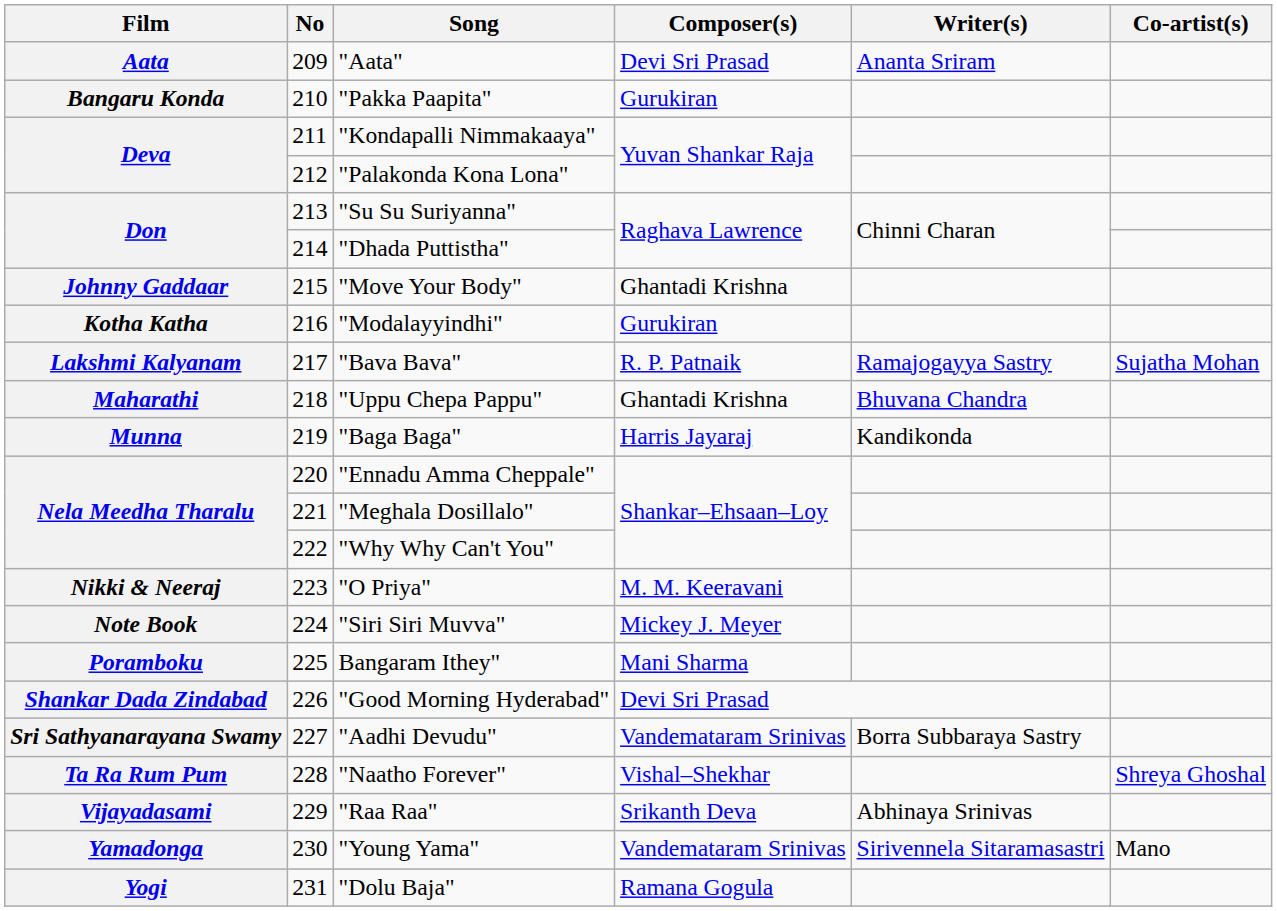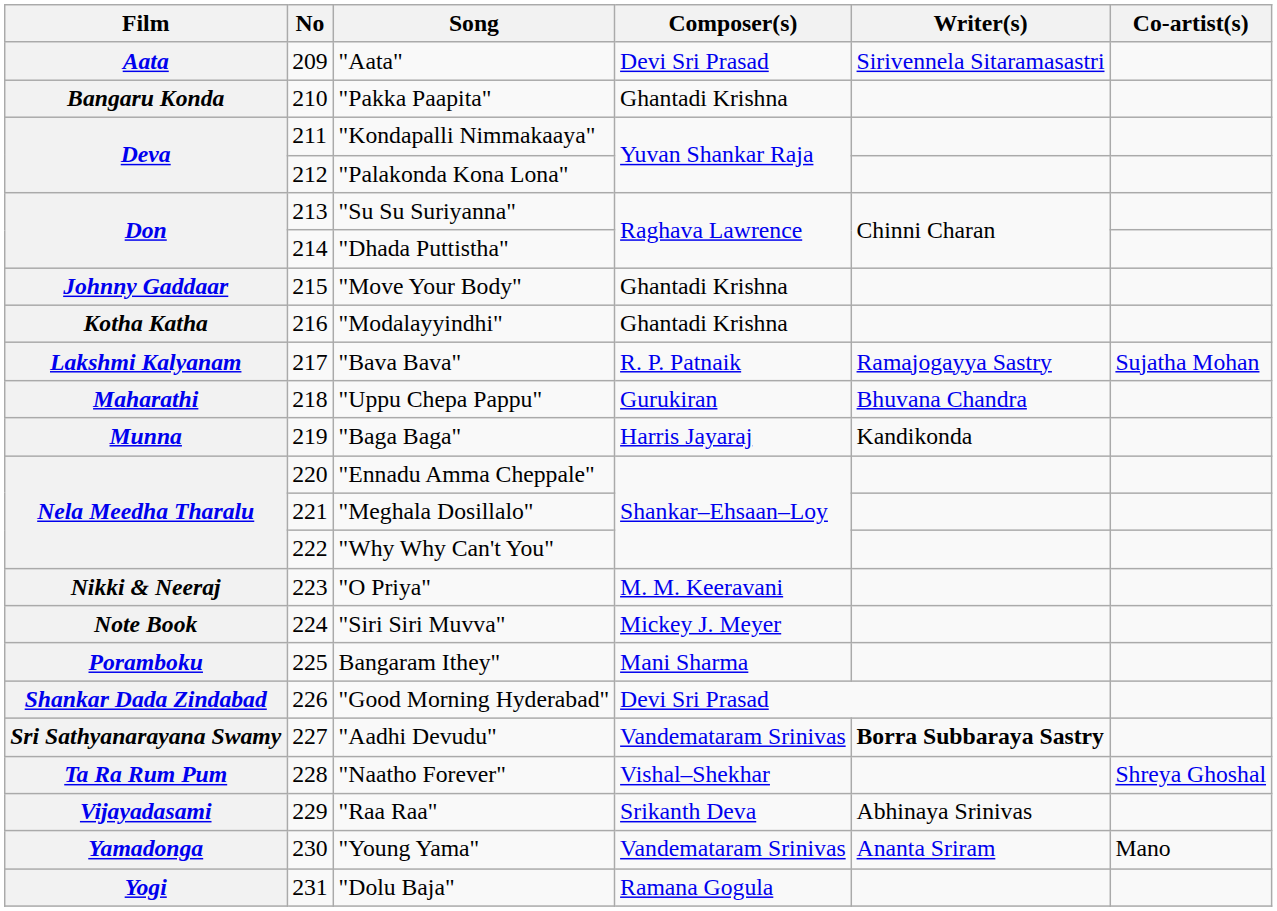(926, 60) Ananta Sriram -> (981, 60) Sirivennela Sitaramasastri
(669, 98) Gurukiran -> (704, 98) Ghantadi Krishna
(669, 323) Gurukiran -> (704, 323) Ghantadi Krishna
(704, 398) Ghantadi Krishna -> (669, 398) Gurukiran
(969, 736) normal -> (980, 736) bold
(981, 849) Sirivennela Sitaramasastri -> (926, 849) Ananta Sriram
